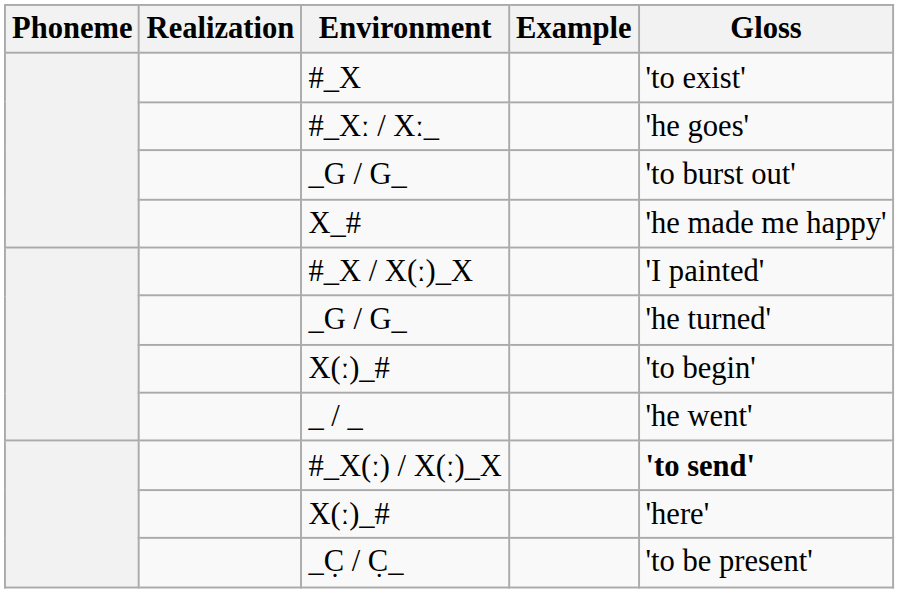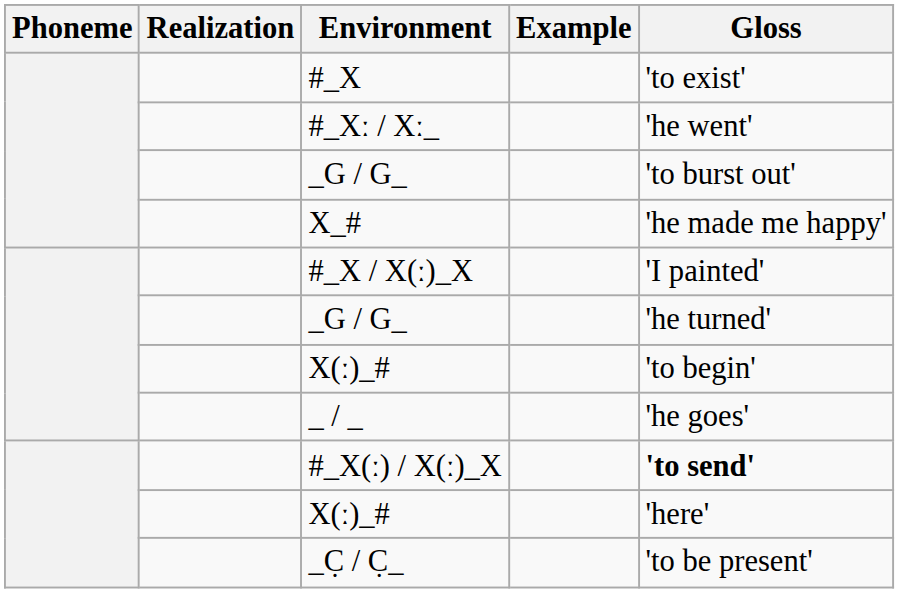(697, 125) 'he goes' -> (699, 125) 'he went'
(699, 416) 'he went' -> (697, 416) 'he goes'
